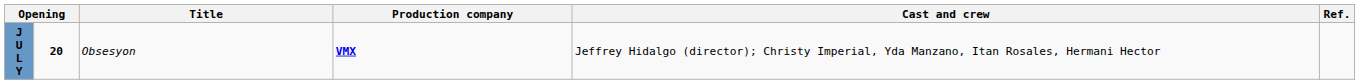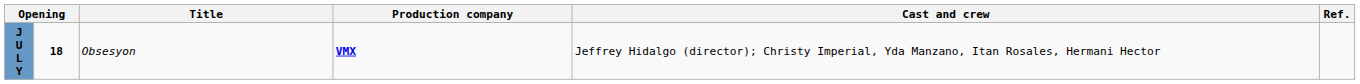(56, 51) 20 -> (56, 51) 18
